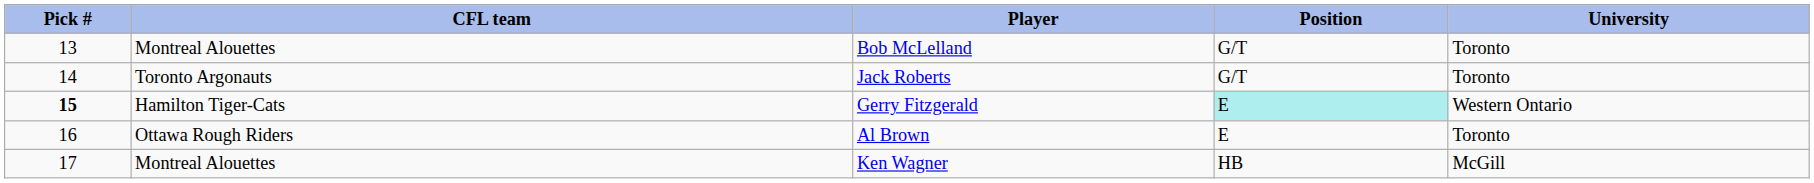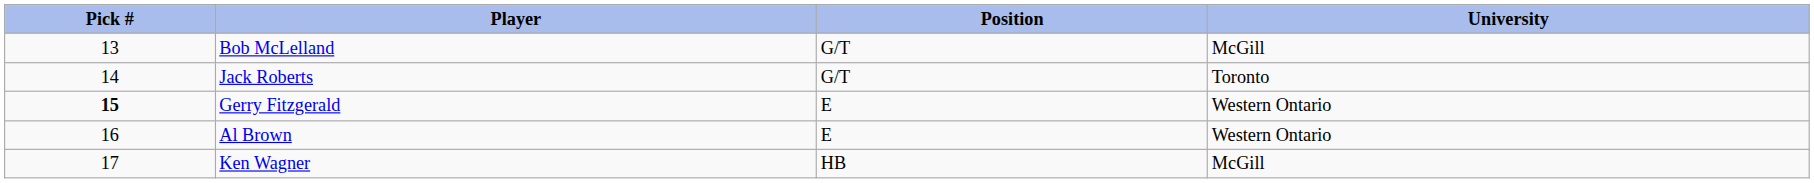- column: (492, 18)
(1481, 47) Toronto -> (1238, 47) McGill
(1223, 105) paleturquoise background -> (826, 105) no background
(1481, 134) Toronto -> (1272, 134) Western Ontario
